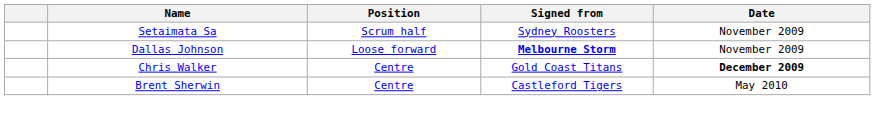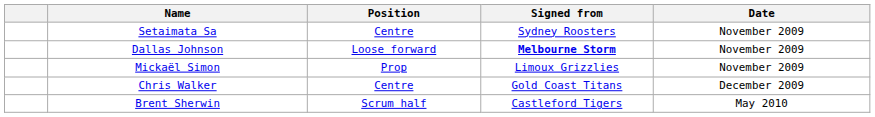(394, 32) Scrum half -> (394, 32) Centre
+ row: (178, 68)
(762, 68) bold -> (762, 86) normal
(394, 86) Centre -> (394, 104) Scrum half
